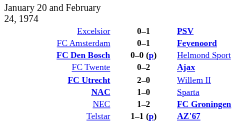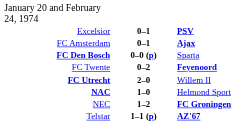(197, 43) Feyenoord -> (186, 43) Ajax
(204, 55) Helmond Sport -> (188, 55) Sparta
(186, 67) Ajax -> (197, 67) Feyenoord
(188, 92) Sparta -> (204, 92) Helmond Sport
